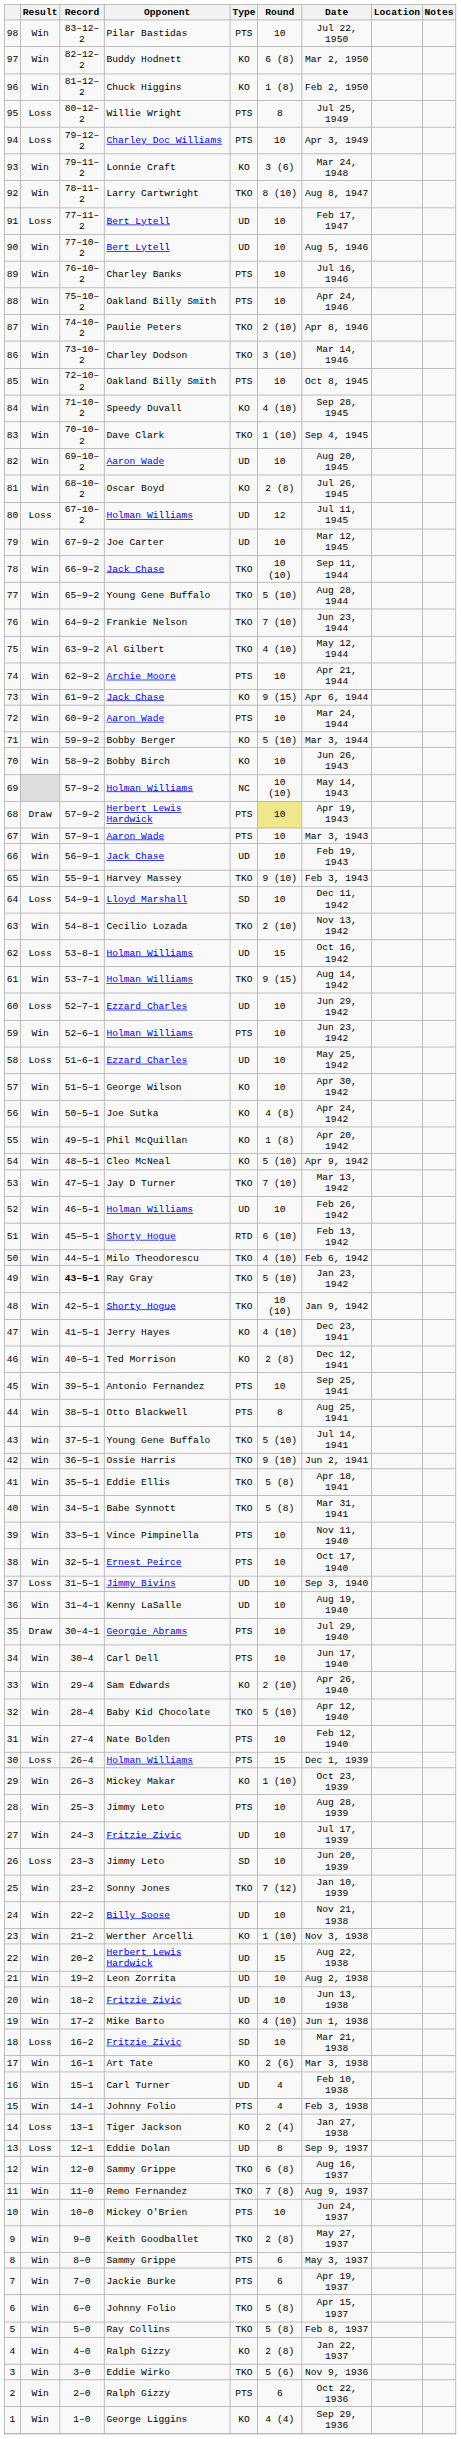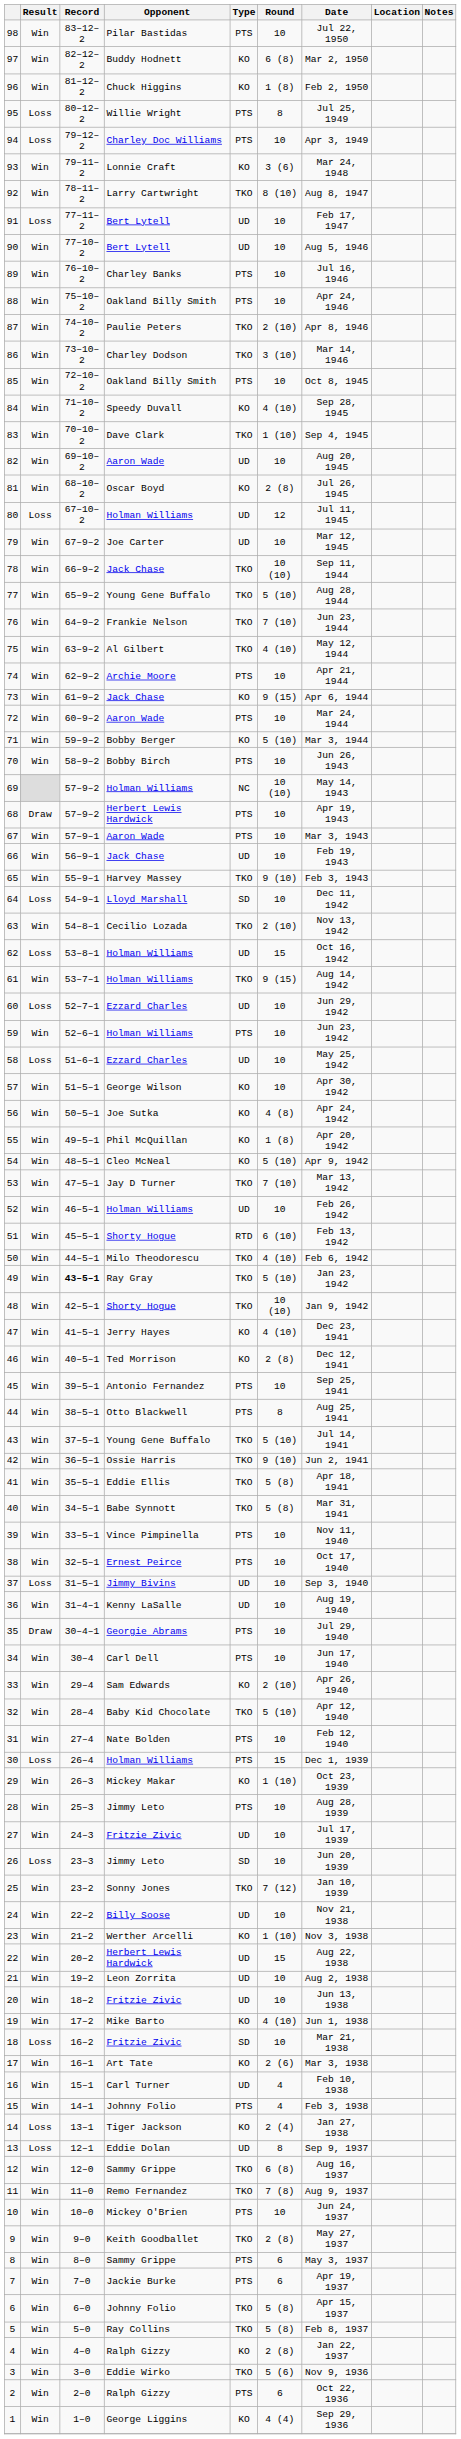(244, 761) KO -> (244, 761) PTS
(280, 815) khaki background -> (280, 815) no background
